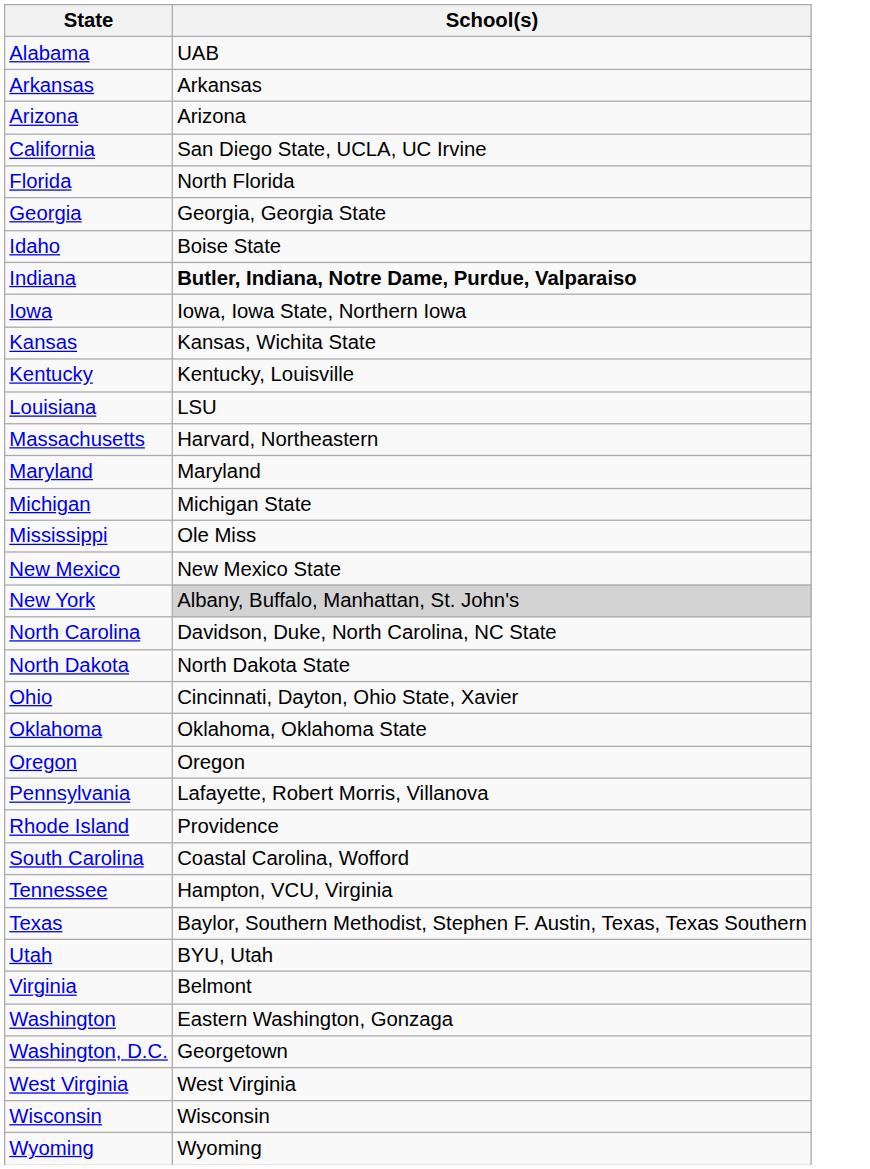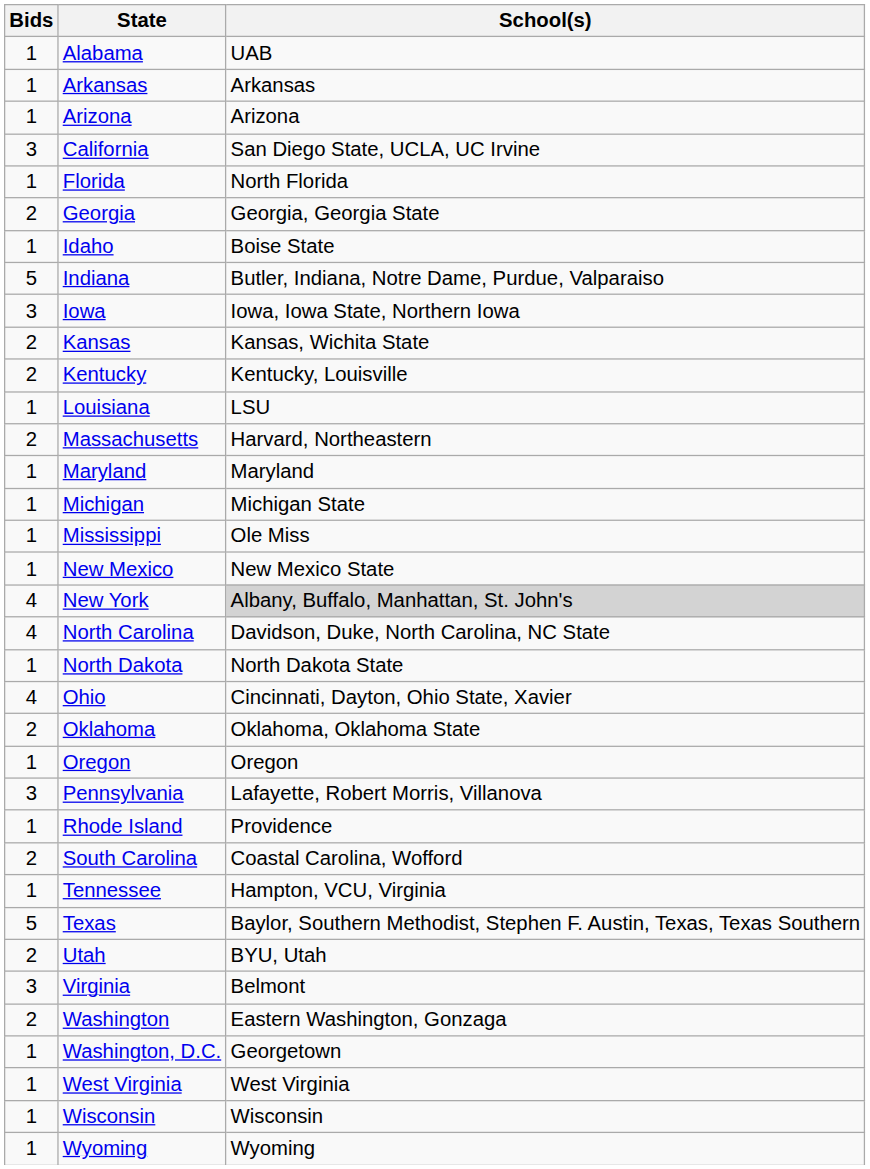+ column: (31, 20)
(407, 278) bold -> (447, 278) normal
